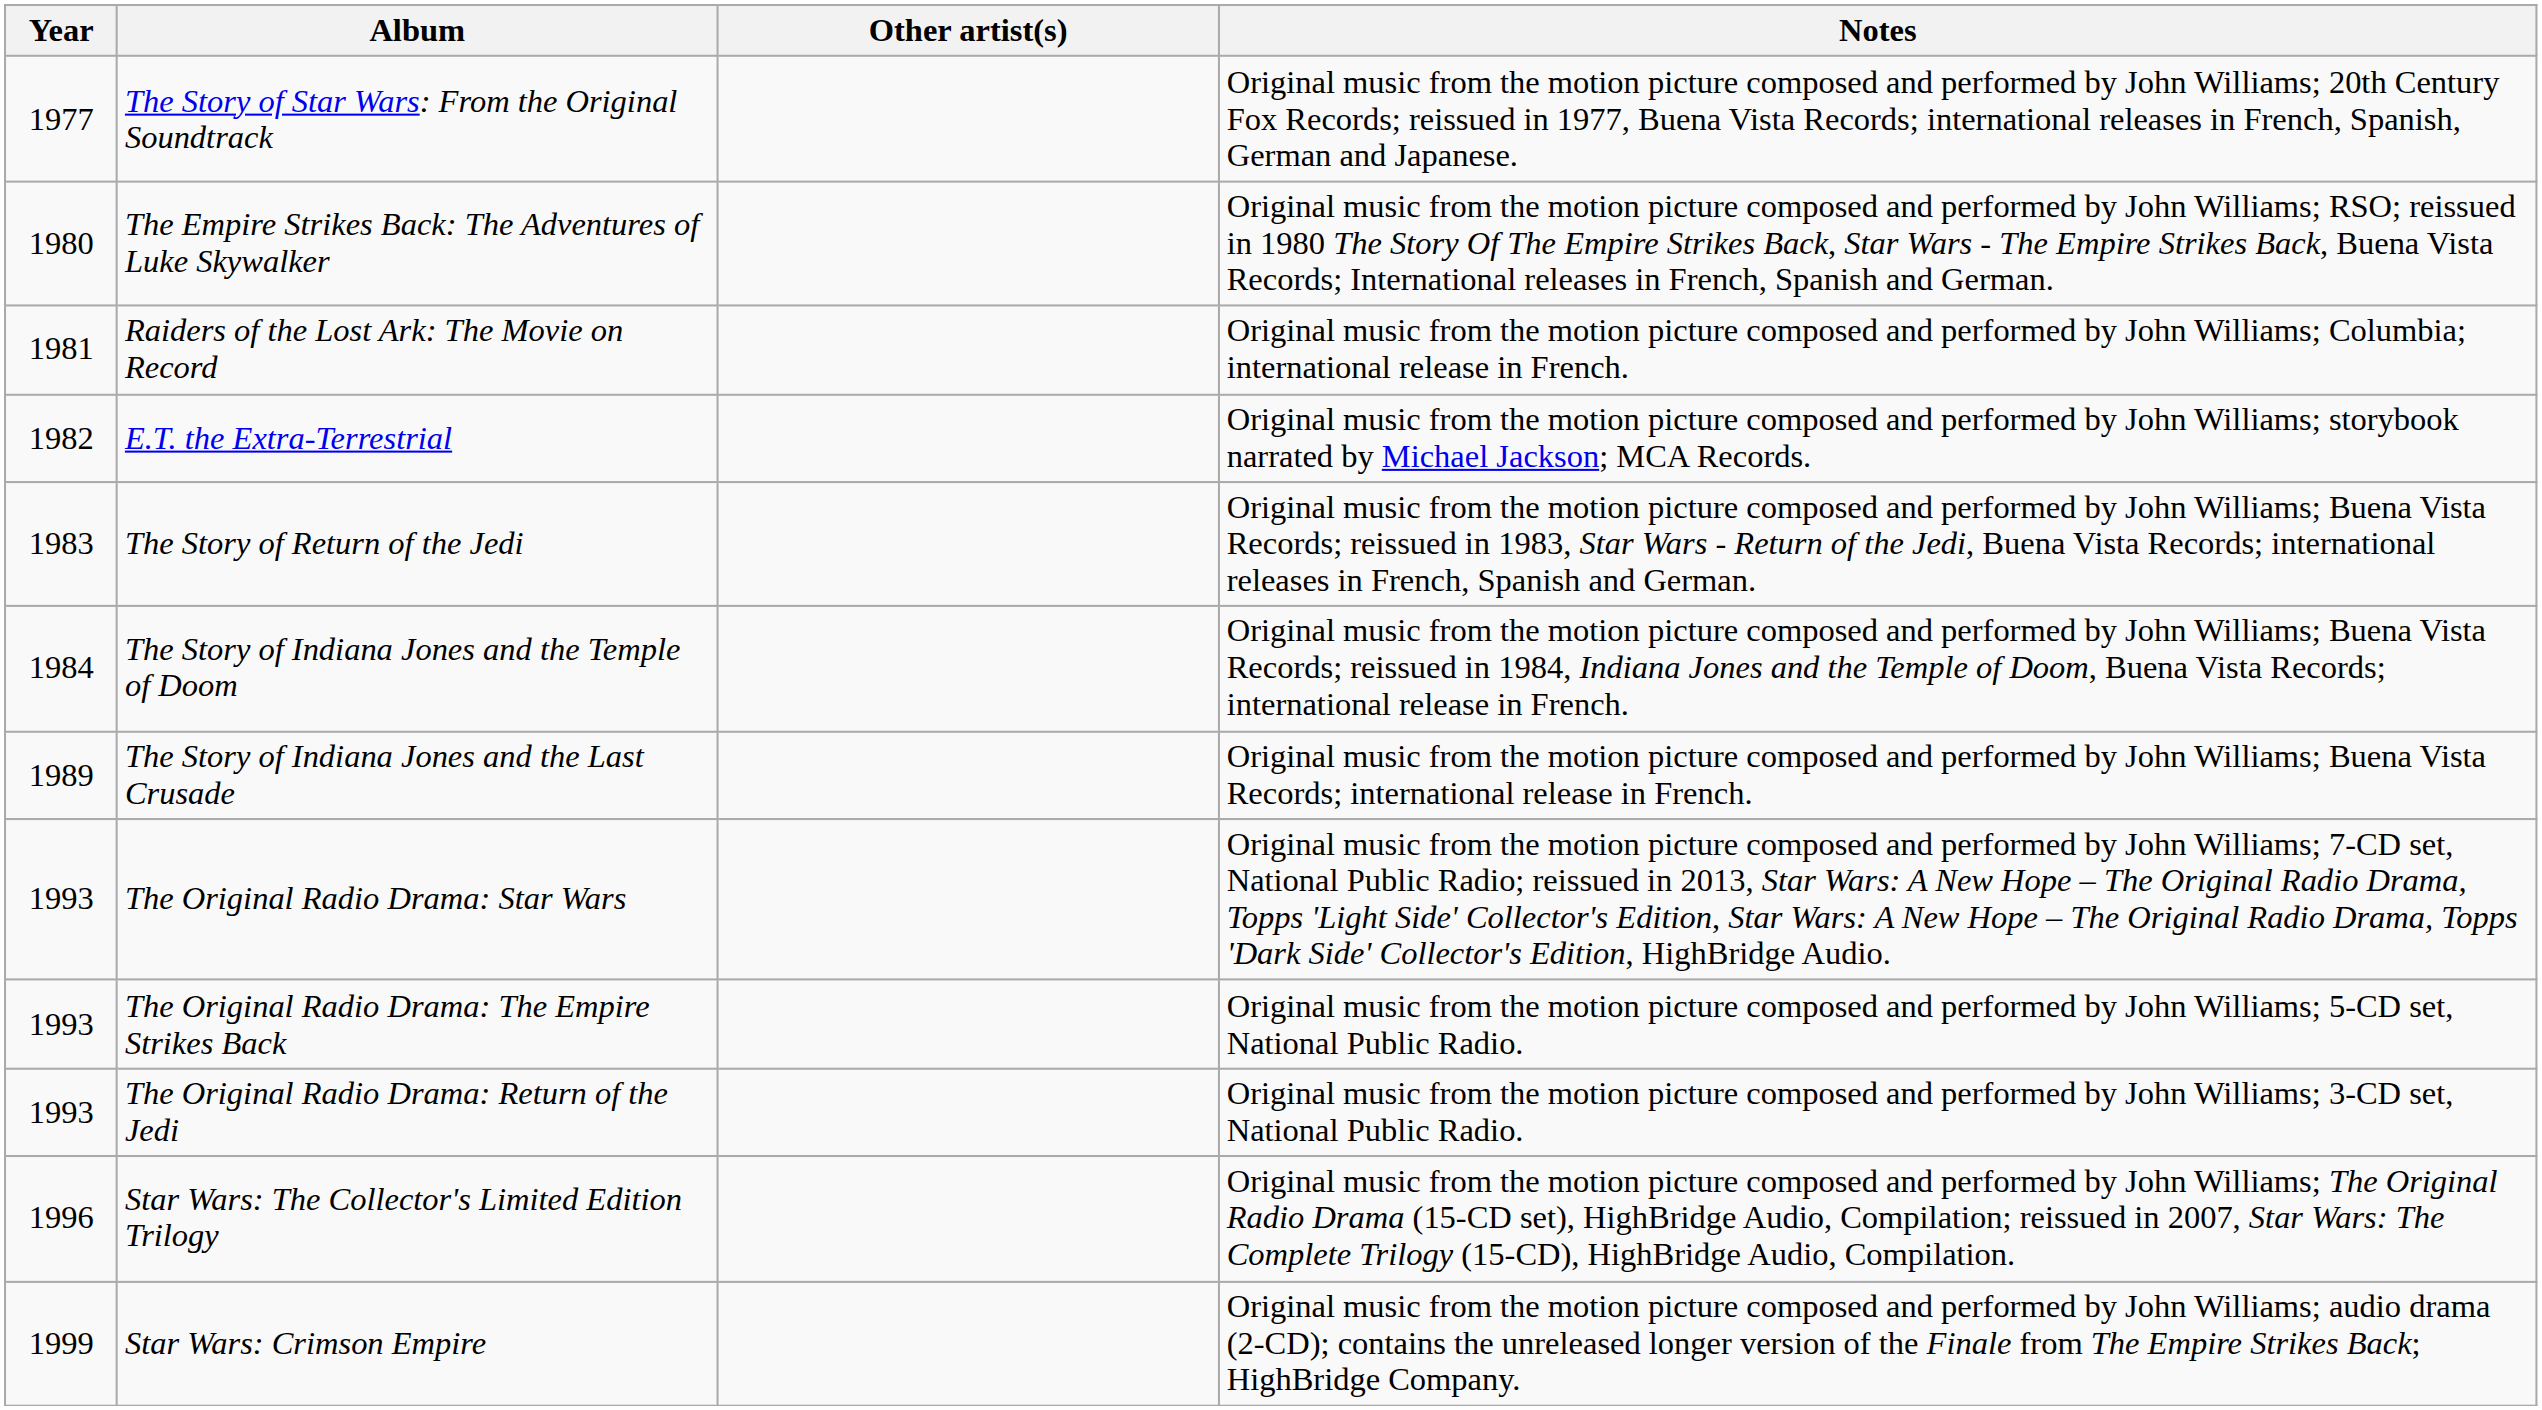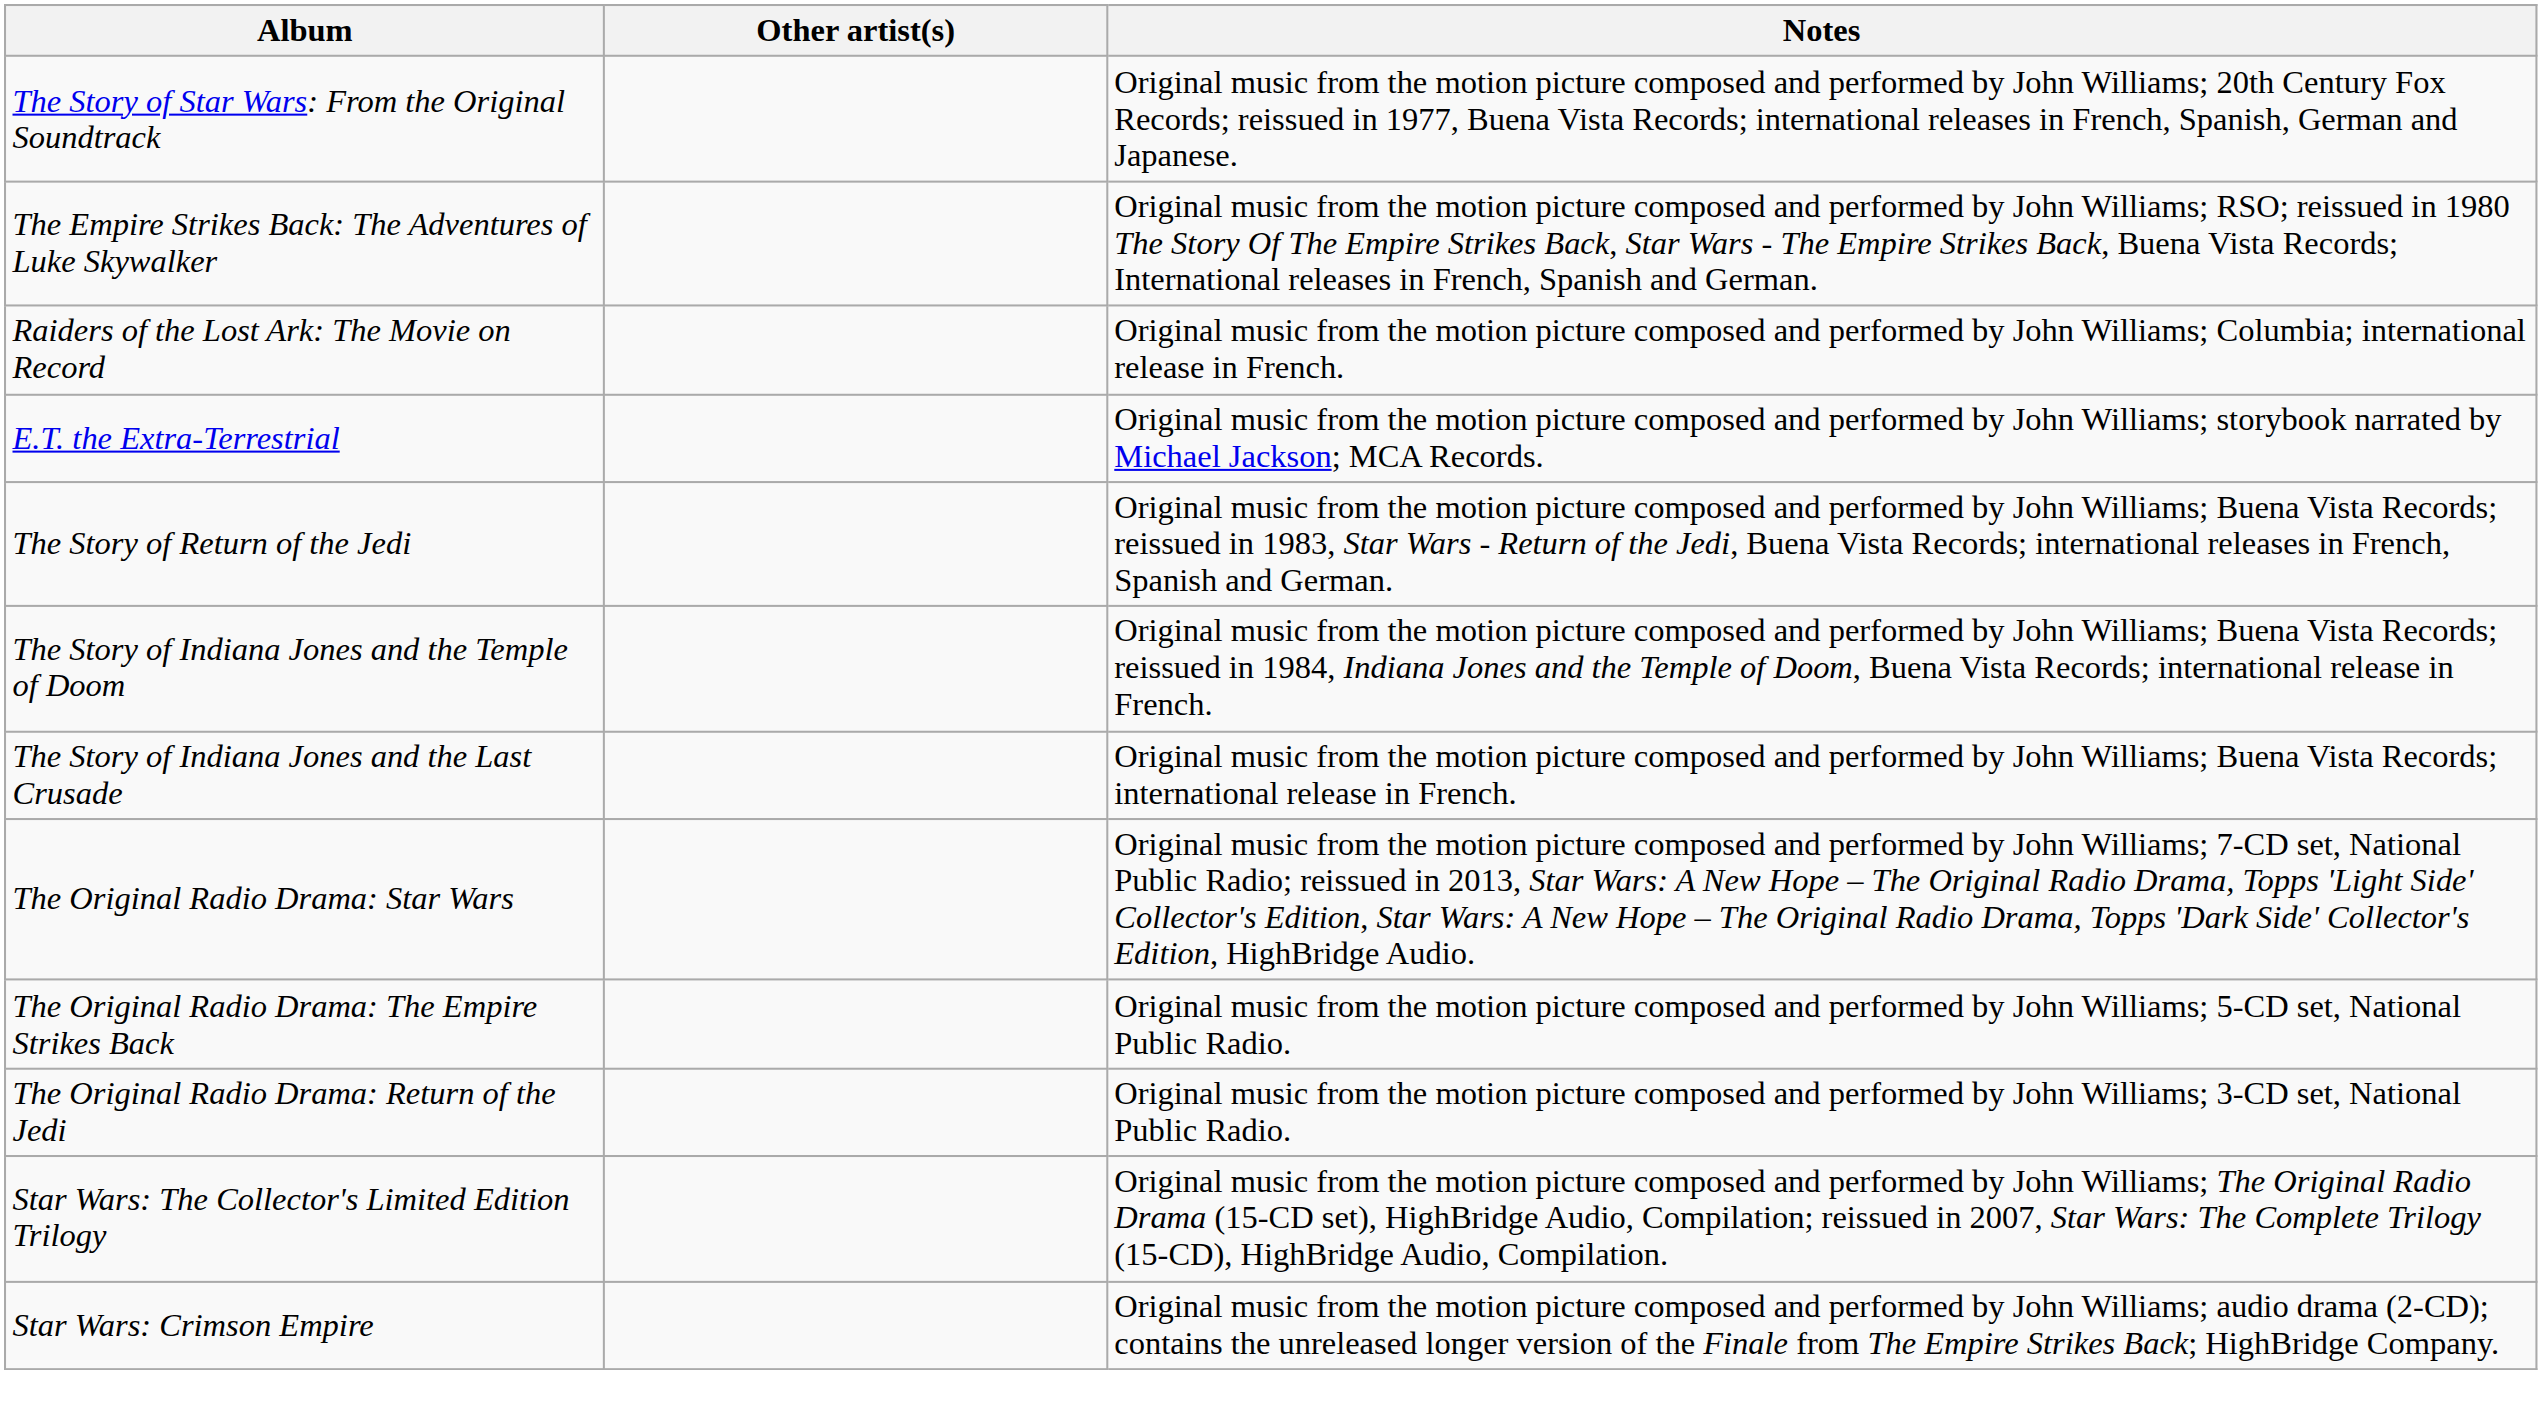- column: (61, 30)
